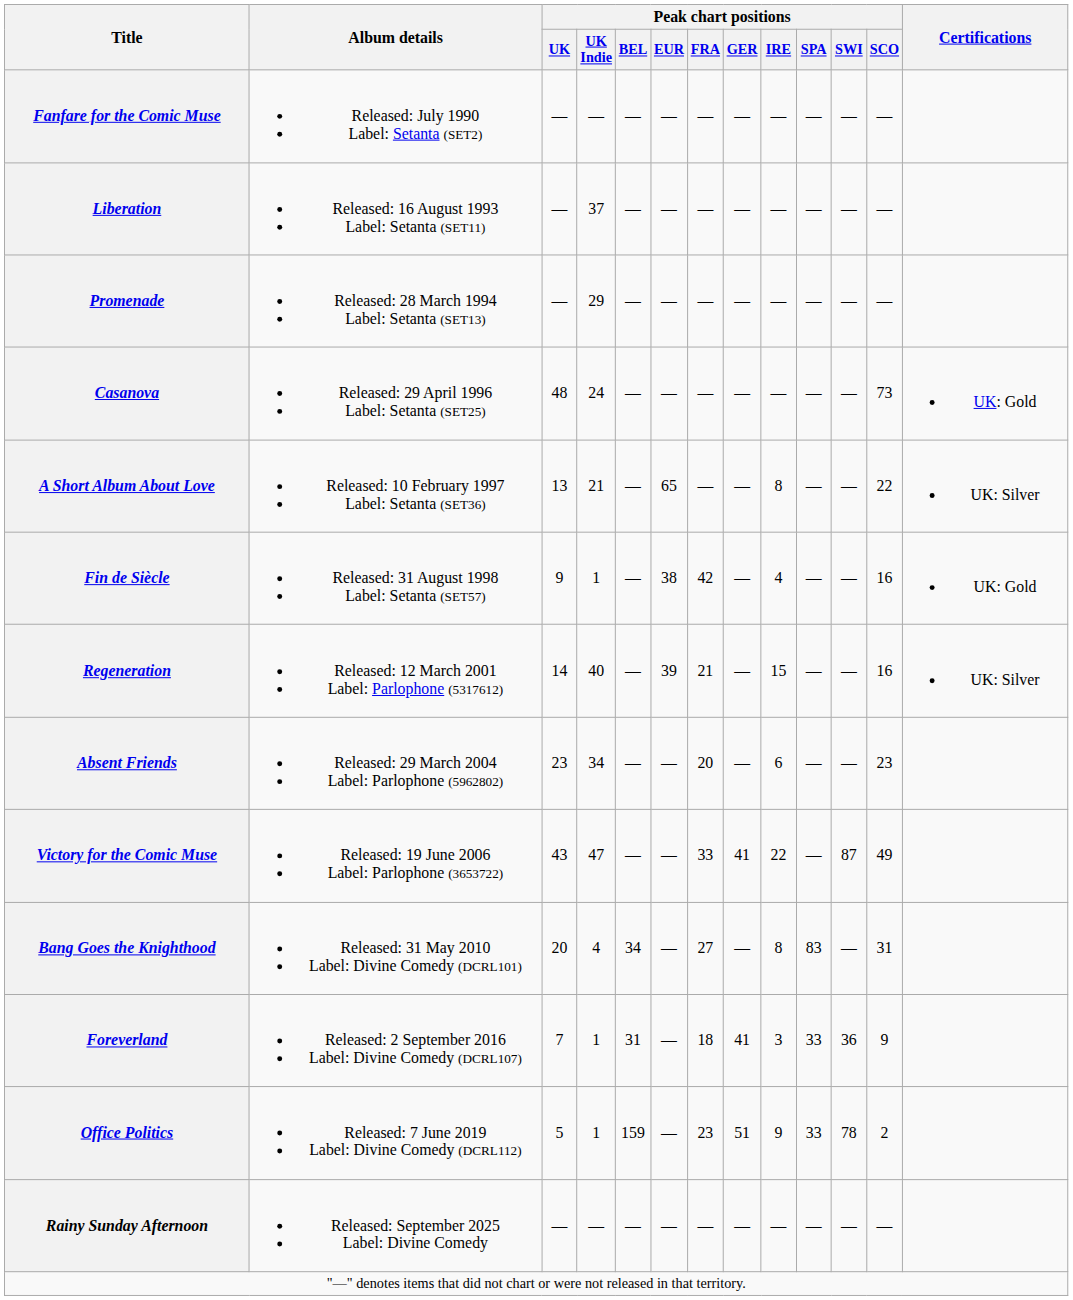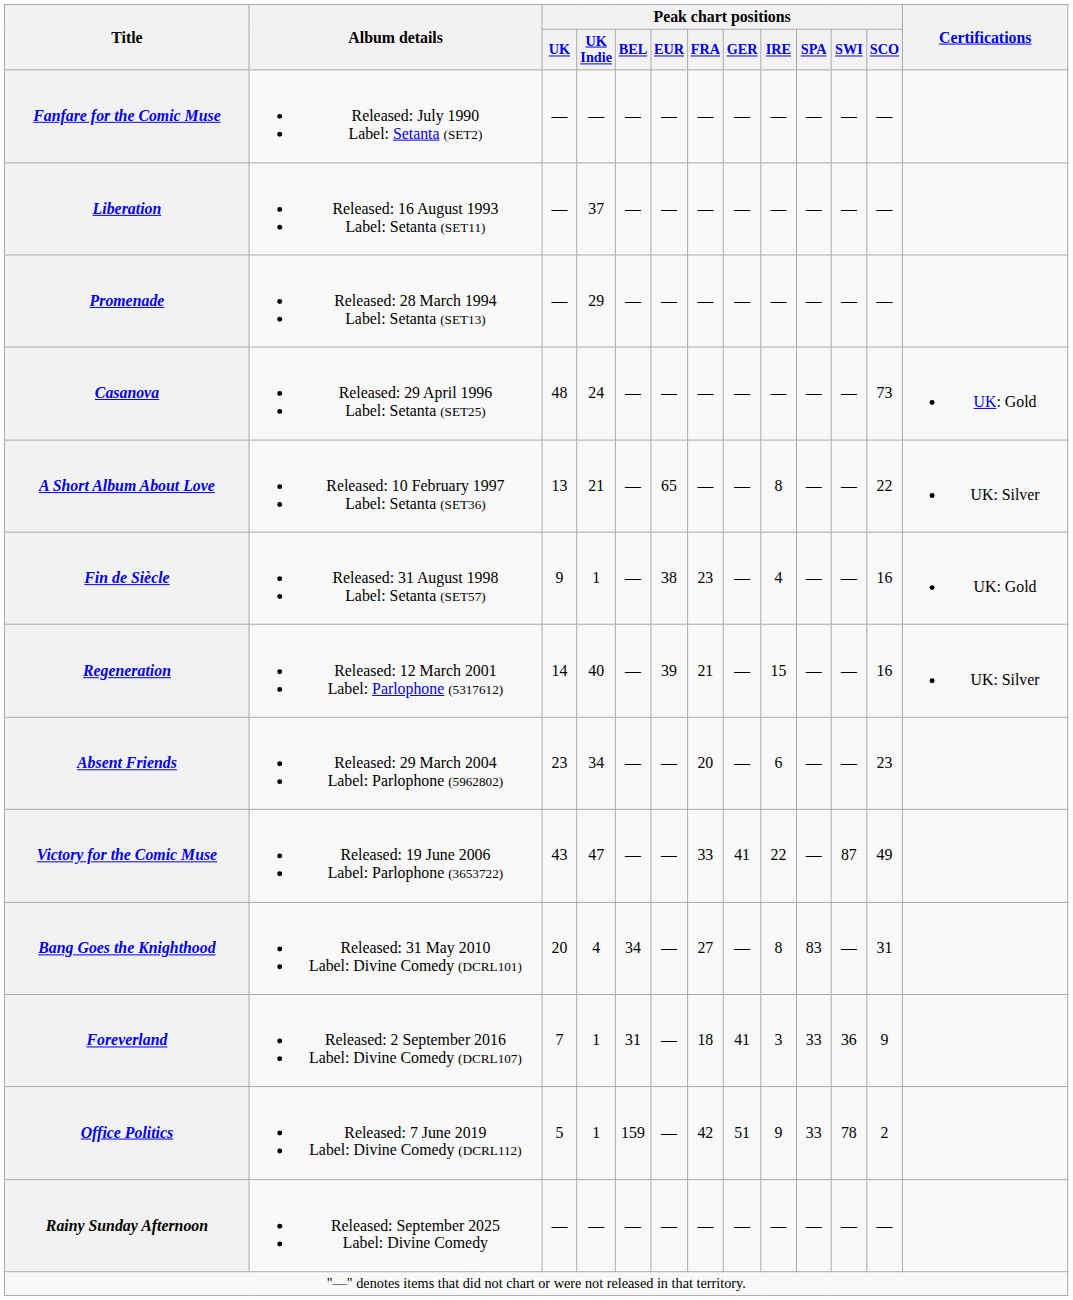(705, 578) 42 -> (705, 578) 23
(705, 1133) 23 -> (705, 1133) 42
